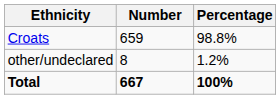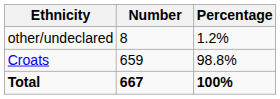rows swapped: (28, 37) <-> (61, 60)
